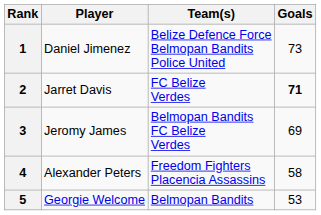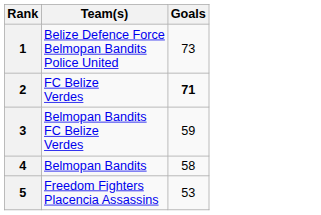- column: (95, 14)
(295, 131) 69 -> (188, 131) 59
(208, 172) Freedom Fighters Placencia Assassins -> (95, 165) Belmopan Bandits
(202, 200) Belmopan Bandits -> (101, 192) Freedom Fighters Placencia Assassins
